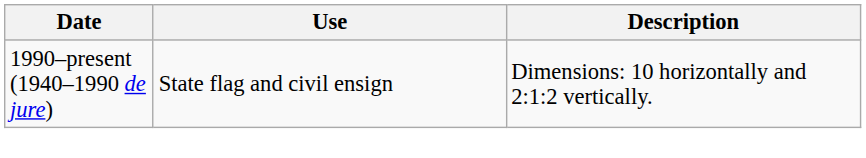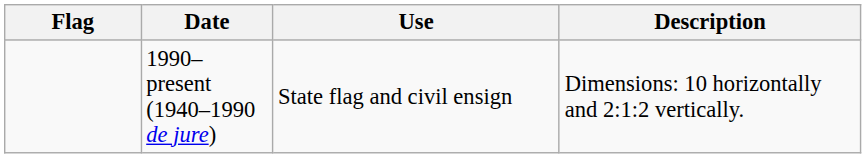+ column: (73, 22)
